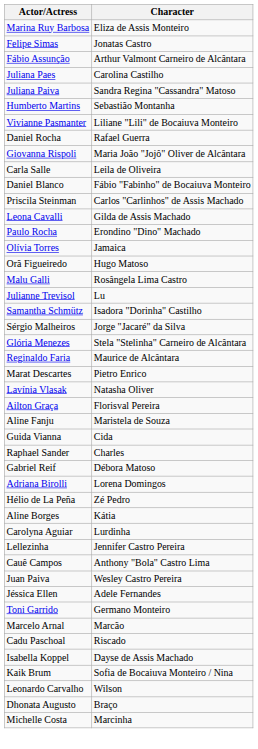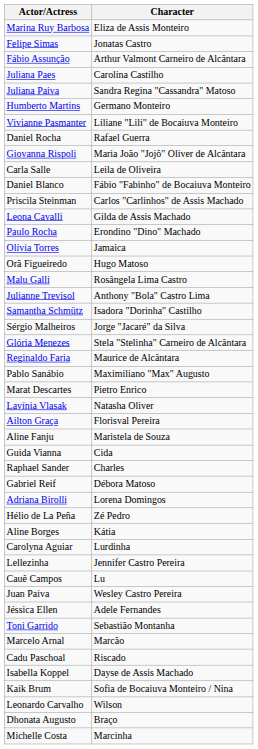(134, 106) Sebastião Montanha -> (132, 106) Germano Monteiro
(99, 295) Lu -> (152, 295) Anthony "Bola" Castro Lima
+ row: (35, 374)
(152, 563) Anthony "Bola" Castro Lima -> (99, 578) Lu
(132, 610) Germano Monteiro -> (134, 625) Sebastião Montanha
